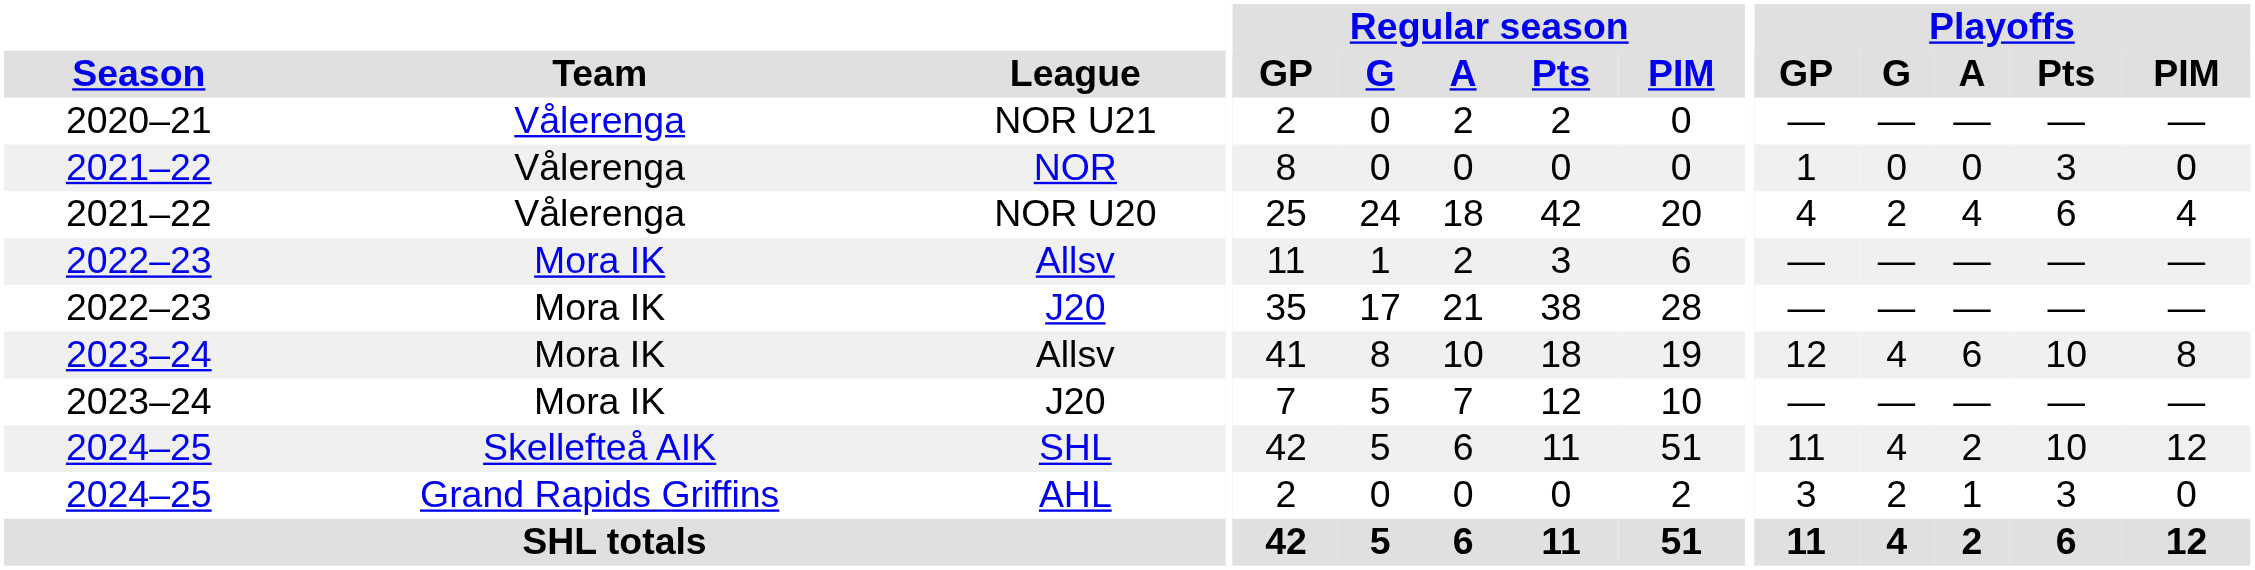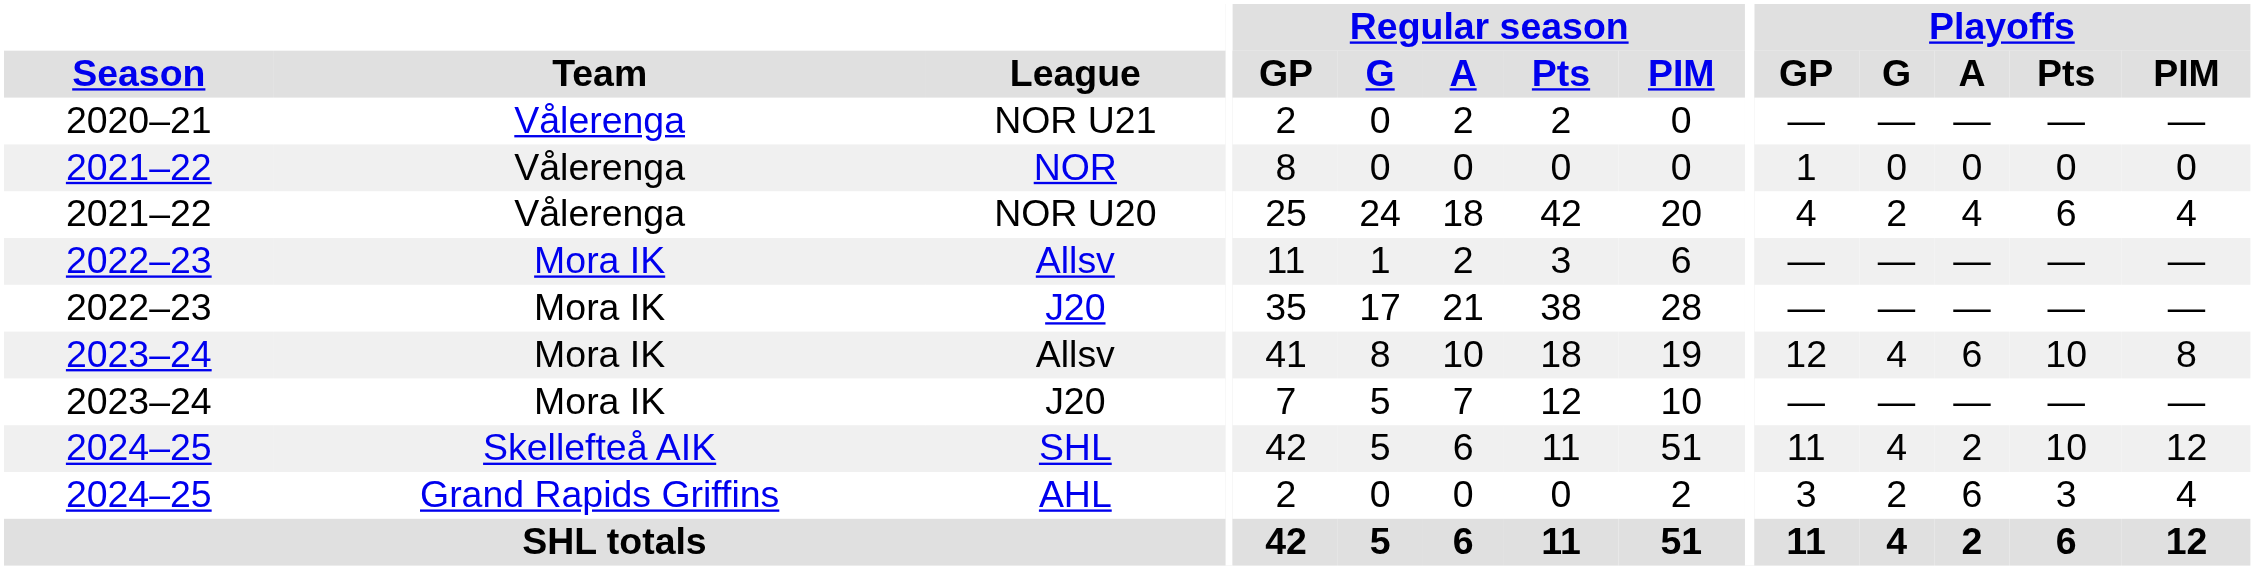(2066, 167) 3 -> (2066, 167) 0
(1972, 494) 1 -> (1972, 494) 6
(2186, 494) 0 -> (2186, 494) 4
